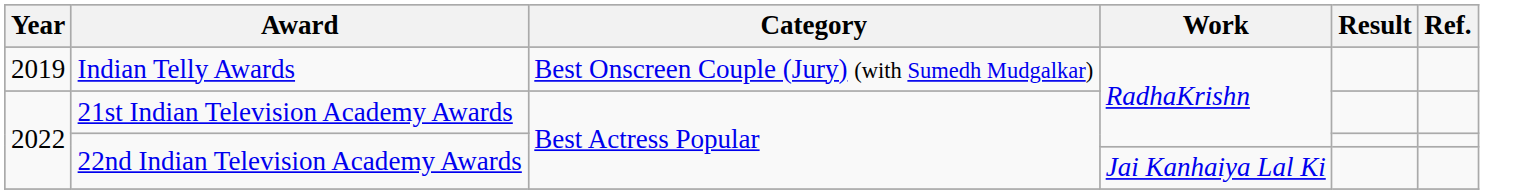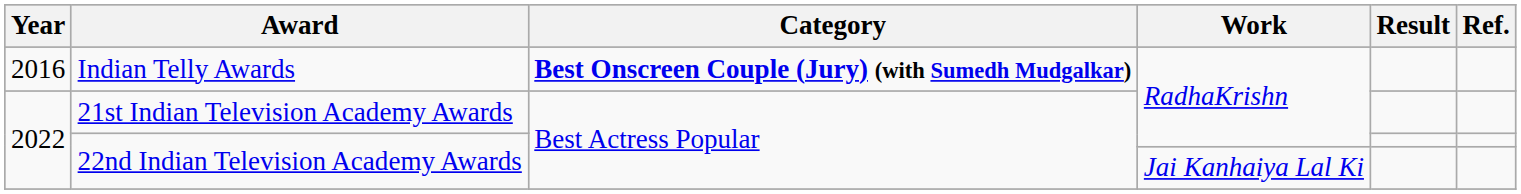(38, 68) 2019 -> (38, 68) 2016
(814, 68) normal -> (833, 68) bold
